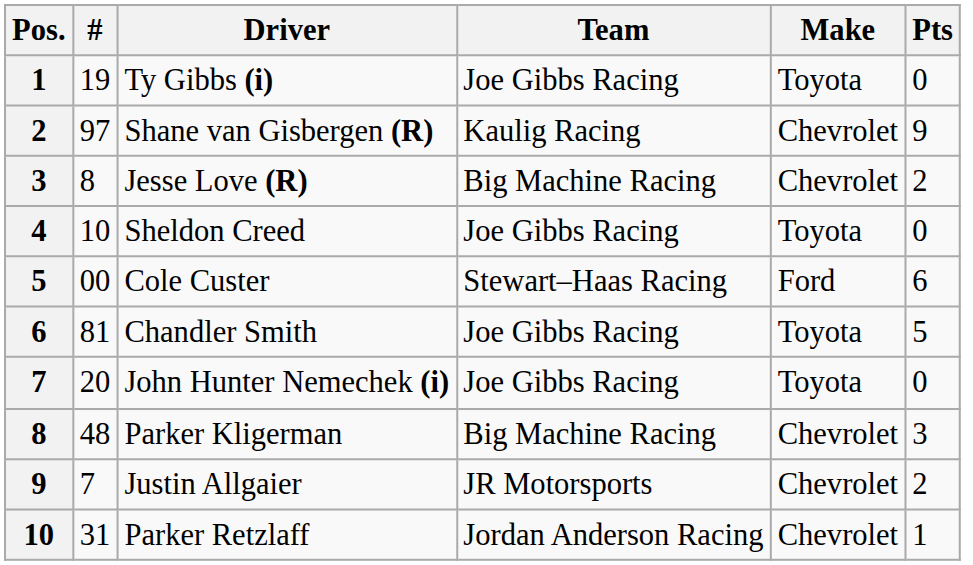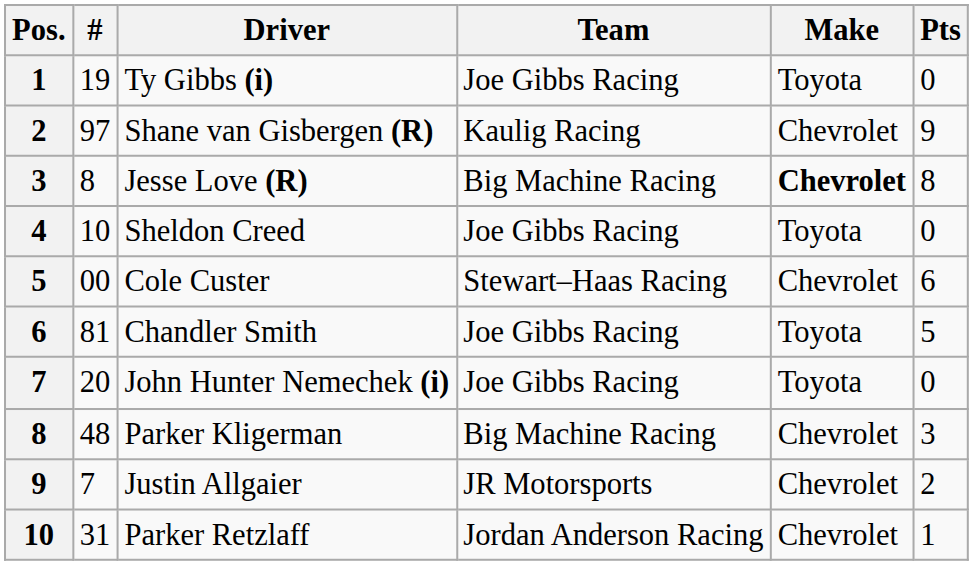(838, 181) normal -> (842, 181) bold
(920, 181) 2 -> (928, 181) 8
(807, 281) Ford -> (838, 281) Chevrolet
